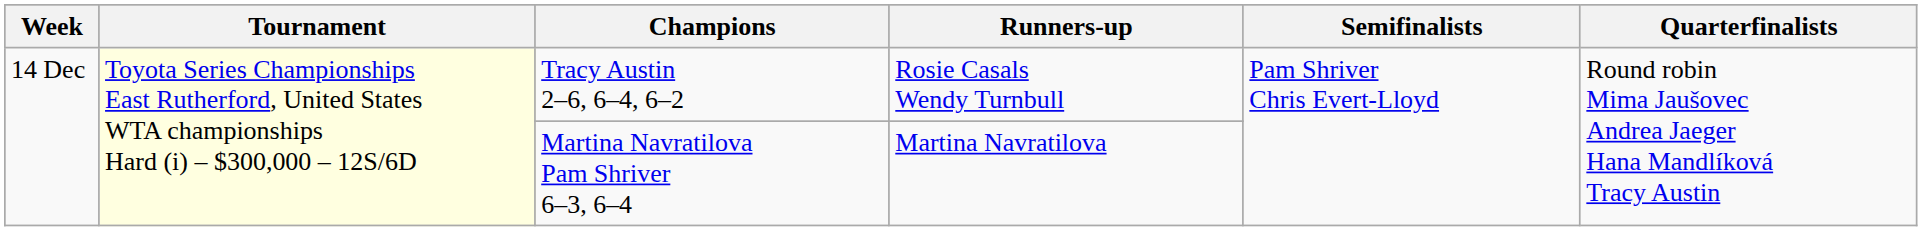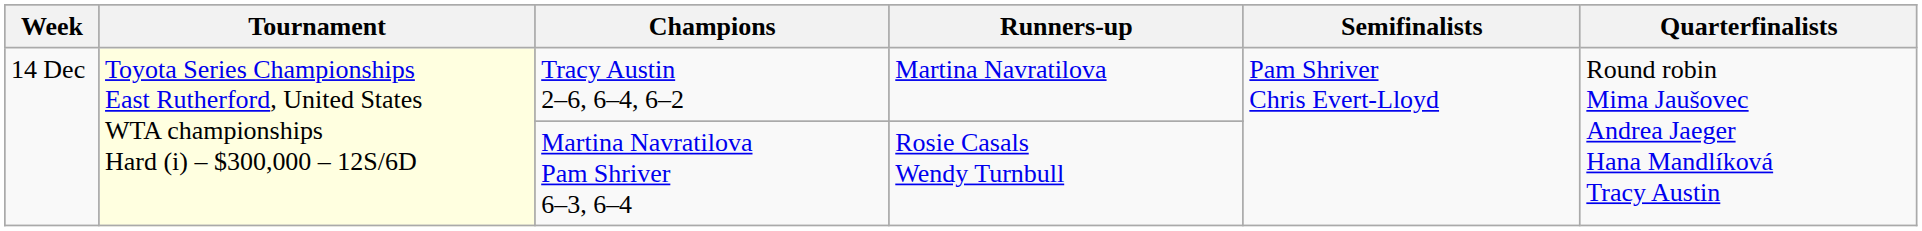(980, 84) Rosie Casals Wendy Turnbull -> (1001, 68) Martina Navratilova
(1001, 142) Martina Navratilova -> (980, 157) Rosie Casals Wendy Turnbull
